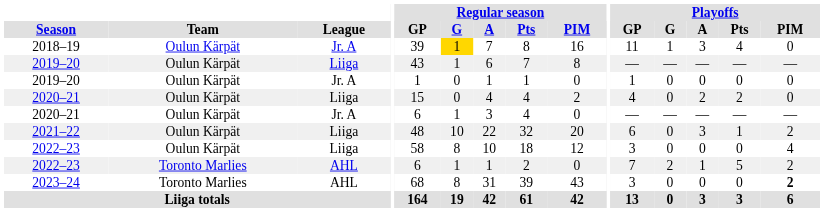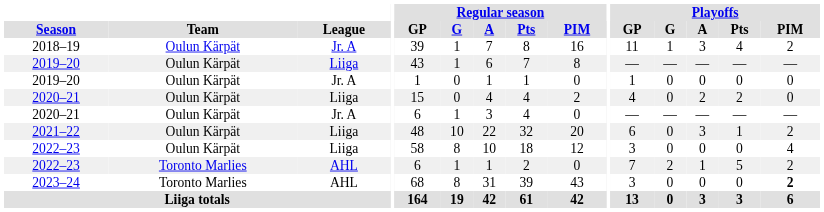(457, 46) gold background -> (457, 46) no background
(790, 46) 0 -> (790, 46) 2
